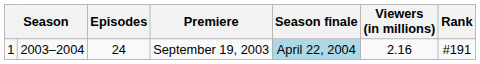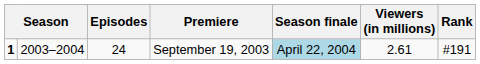(11, 49) normal -> (11, 49) bold
(399, 49) 2.16 -> (399, 49) 2.61
